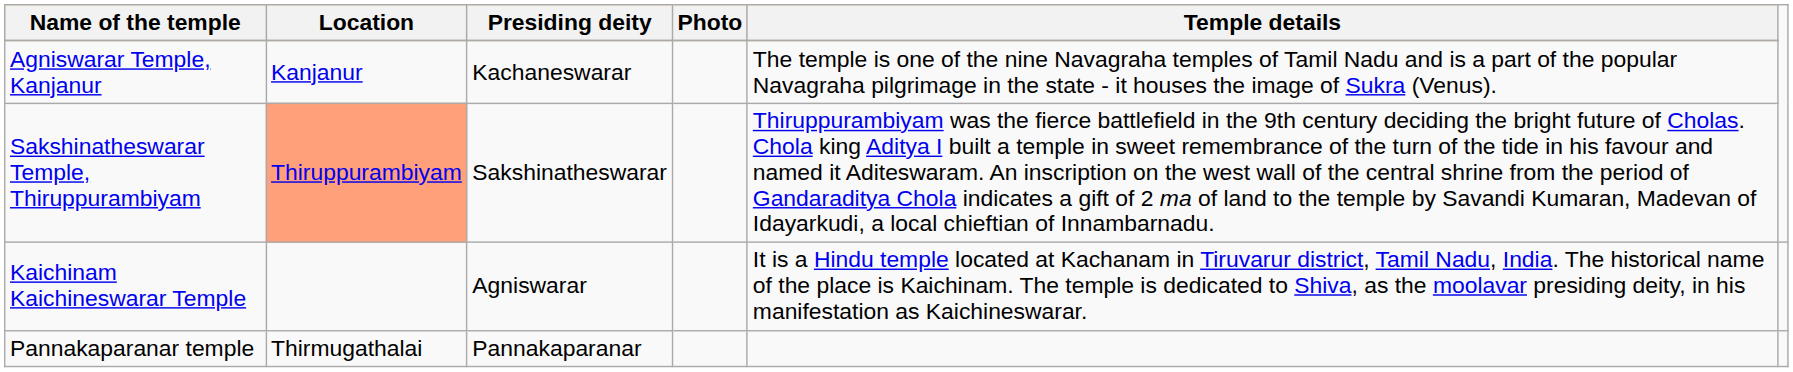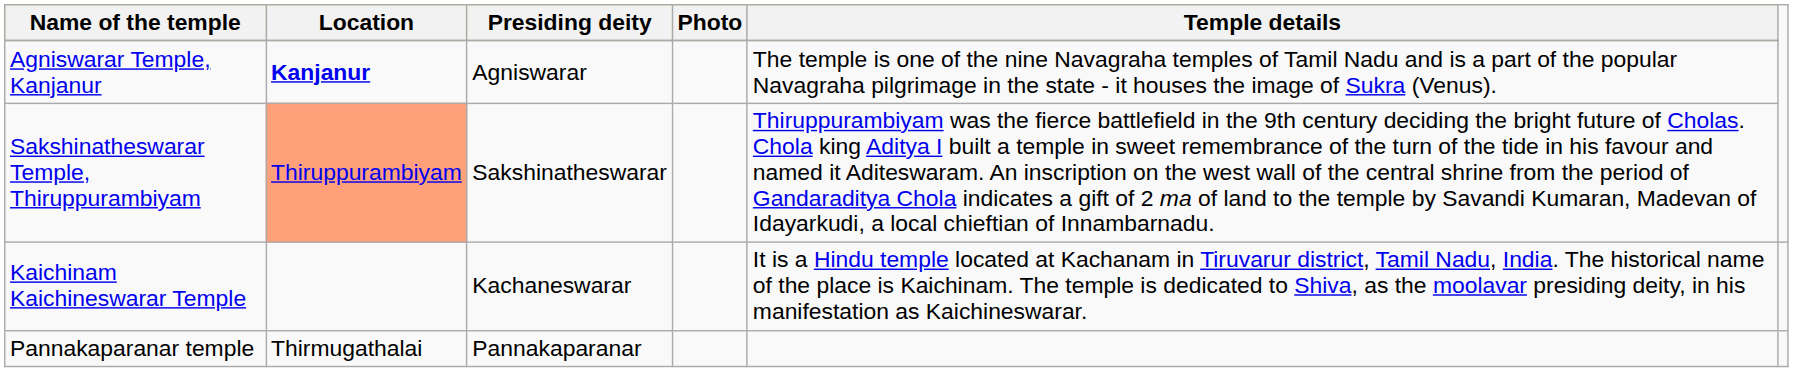(317, 71) normal -> (321, 71) bold
(552, 71) Kachaneswarar -> (530, 71) Agniswarar
(530, 285) Agniswarar -> (552, 285) Kachaneswarar
